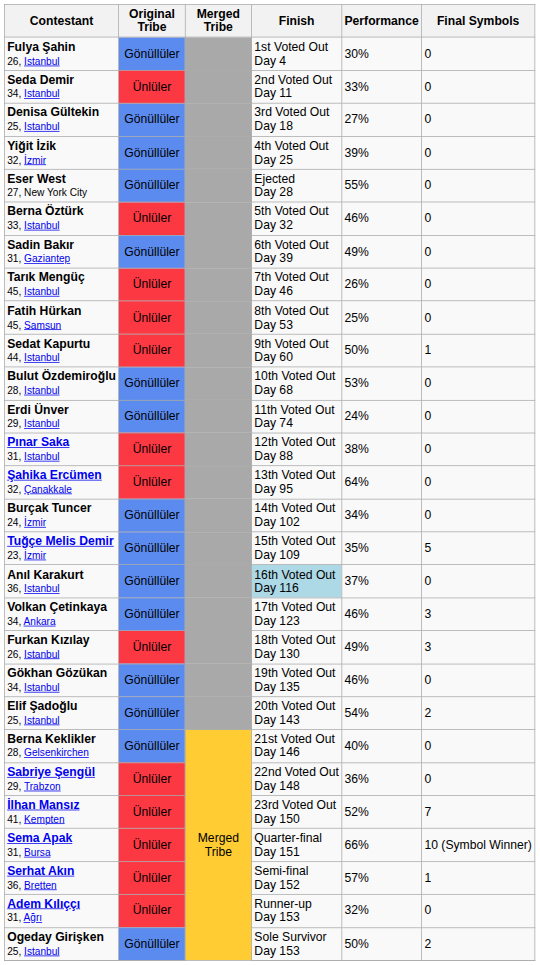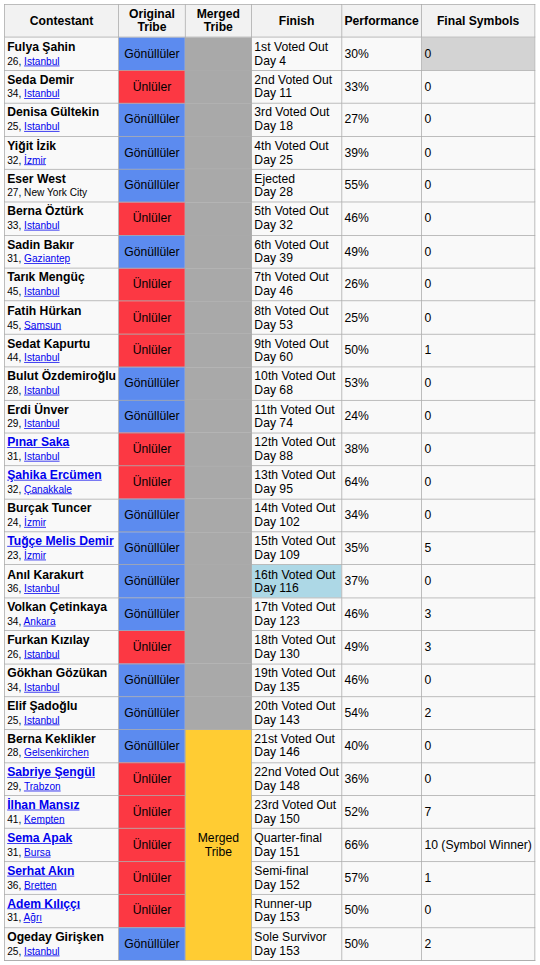(428, 53) no background -> (428, 53) lightgrey background
(357, 911) 32% -> (357, 911) 50%
